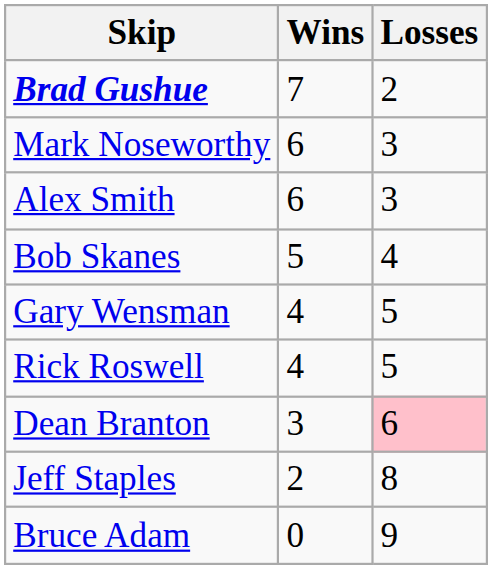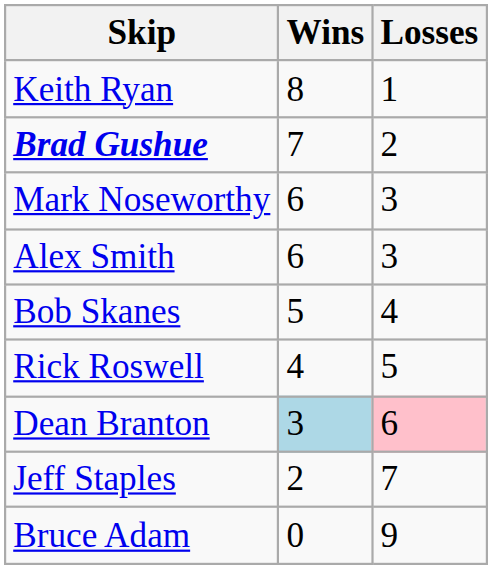+ row: (93, 88)
- row: (121, 311)
(295, 423) no background -> (295, 423) lightblue background
(389, 479) 8 -> (389, 479) 7
